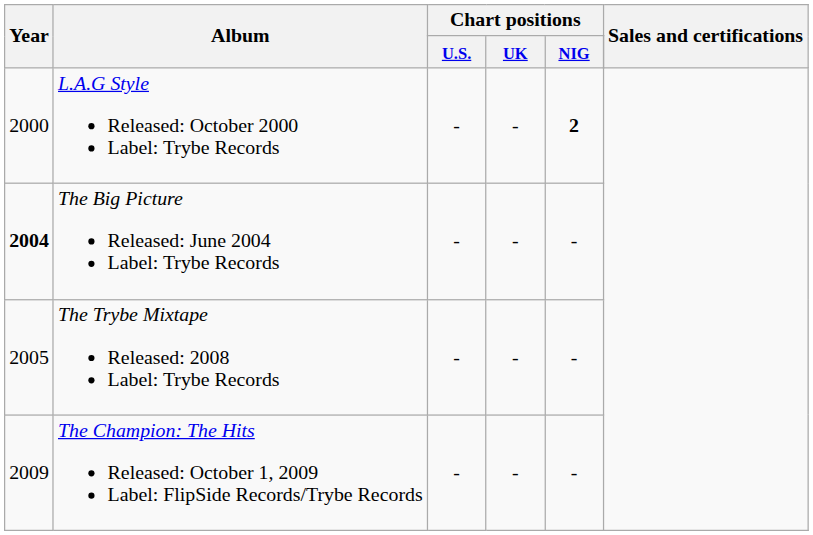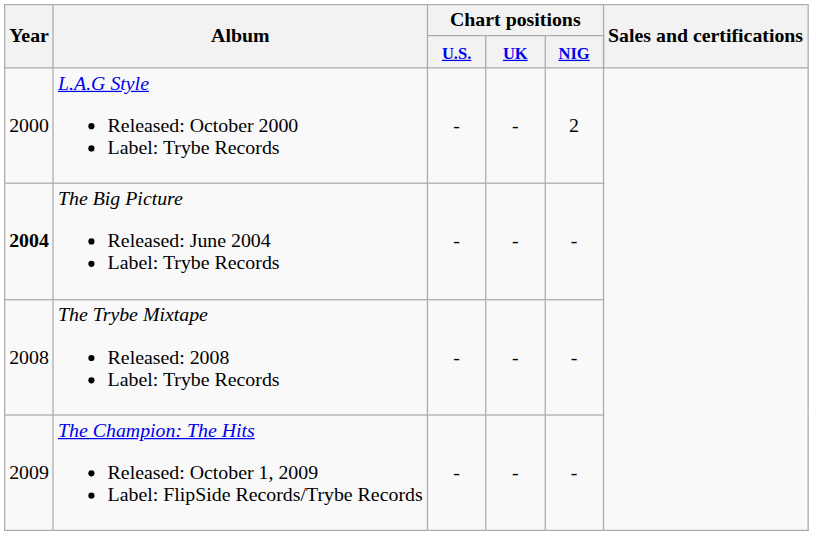(574, 125) bold -> (574, 125) normal
(29, 356) 2005 -> (29, 356) 2008
